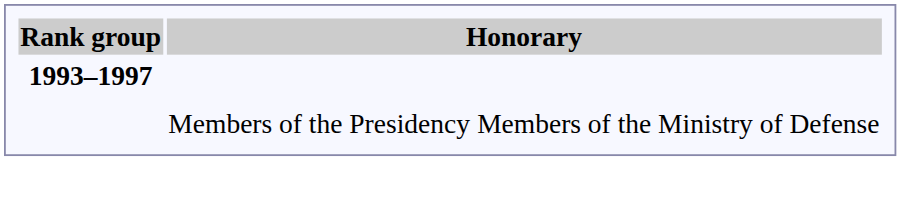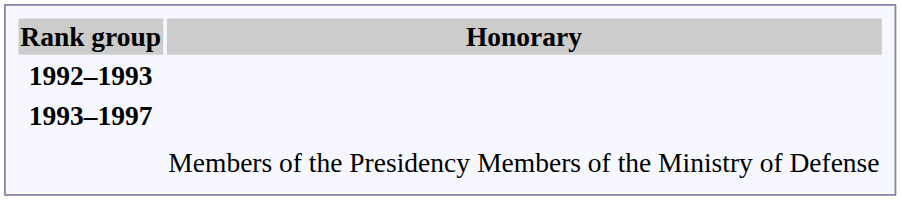+ row: (91, 75)
